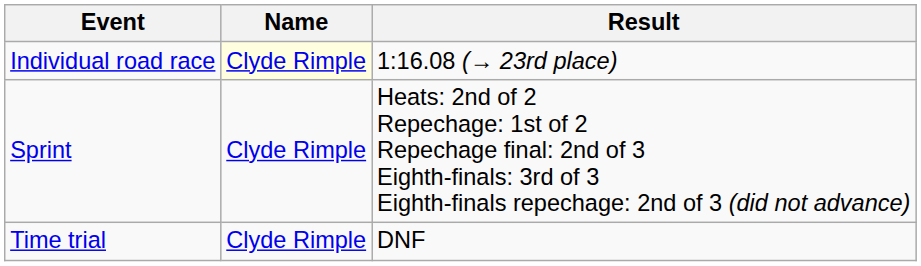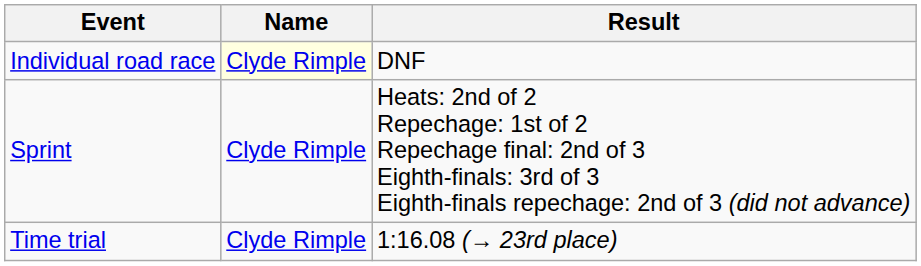(497, 60) 1:16.08 (→ 23rd place) -> (401, 60) DNF
(401, 240) DNF -> (497, 240) 1:16.08 (→ 23rd place)
